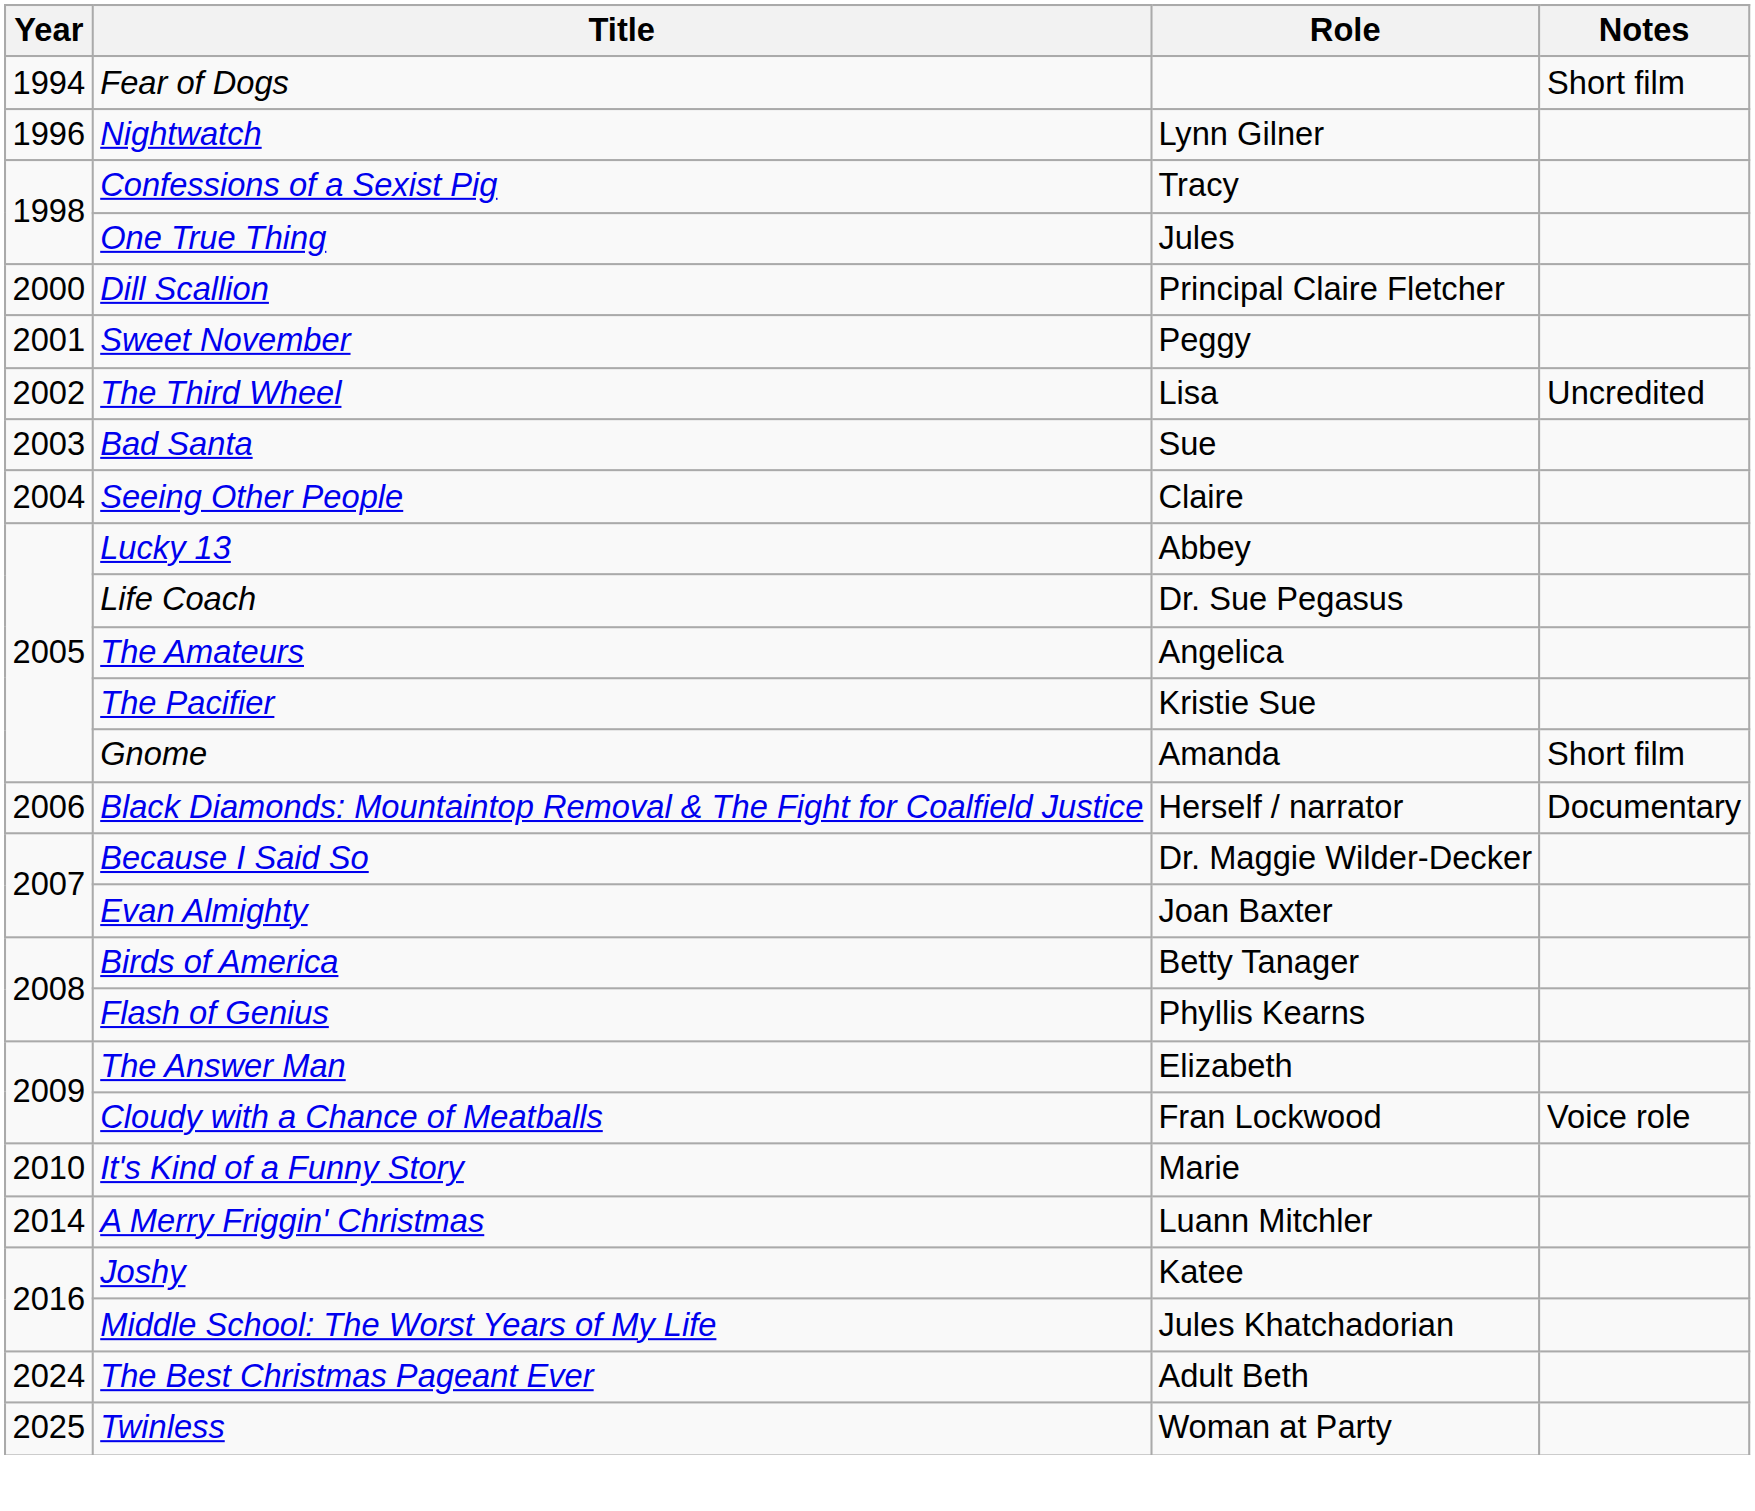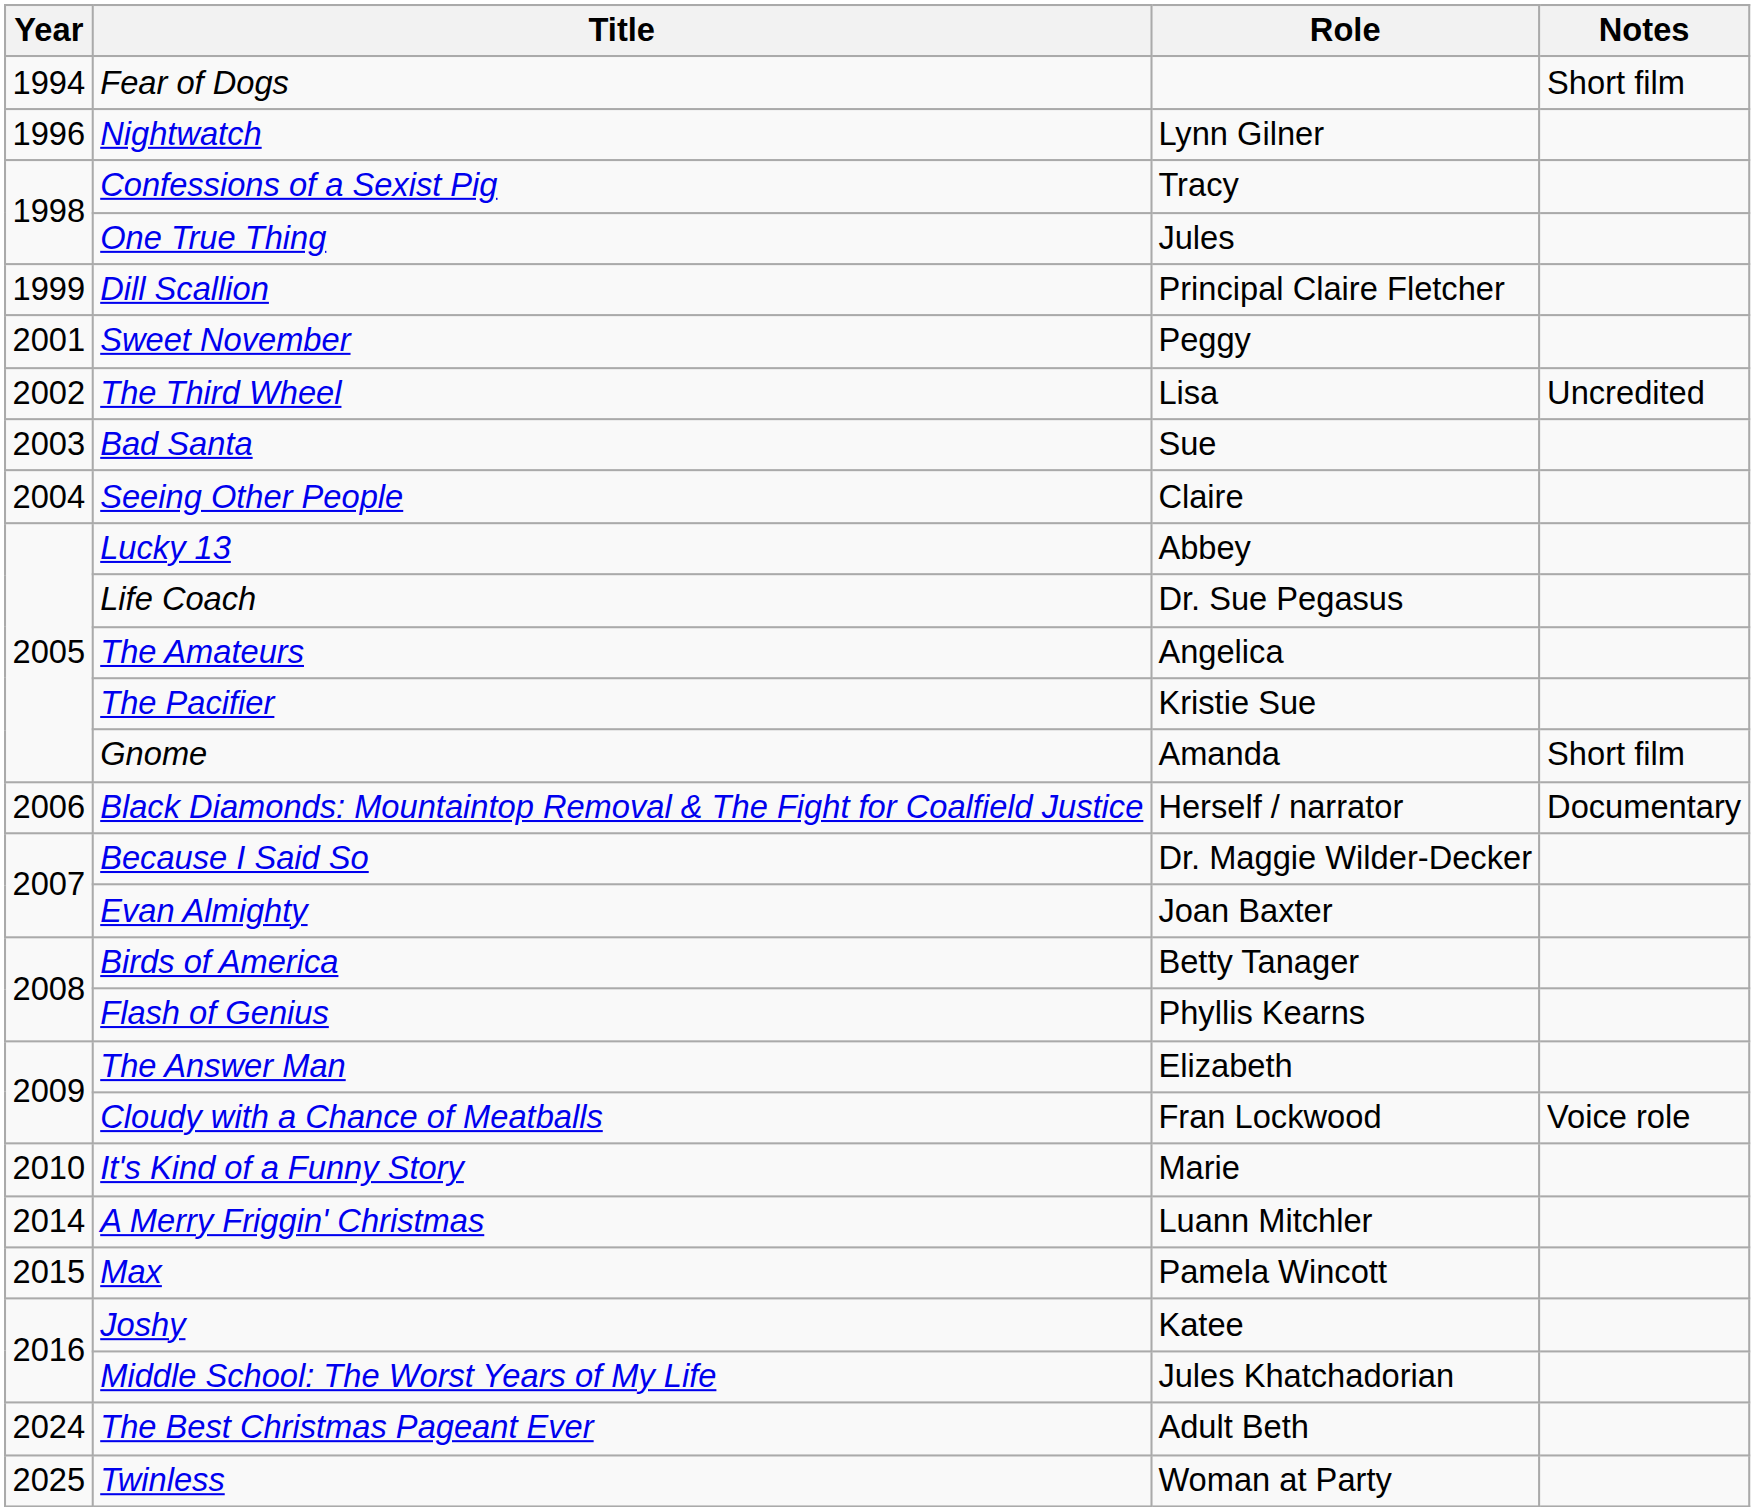(49, 289) 2000 -> (49, 289) 1999
+ row: (131, 1272)
